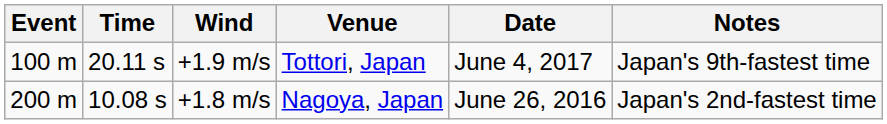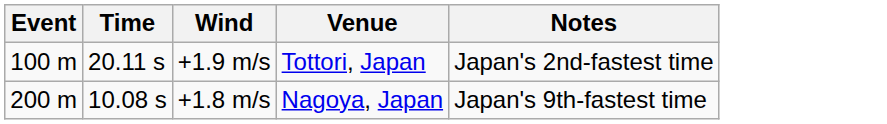- column: (530, 23)
(744, 61) Japan's 9th-fastest time -> (584, 61) Japan's 2nd-fastest time
(747, 99) Japan's 2nd-fastest time -> (580, 99) Japan's 9th-fastest time
